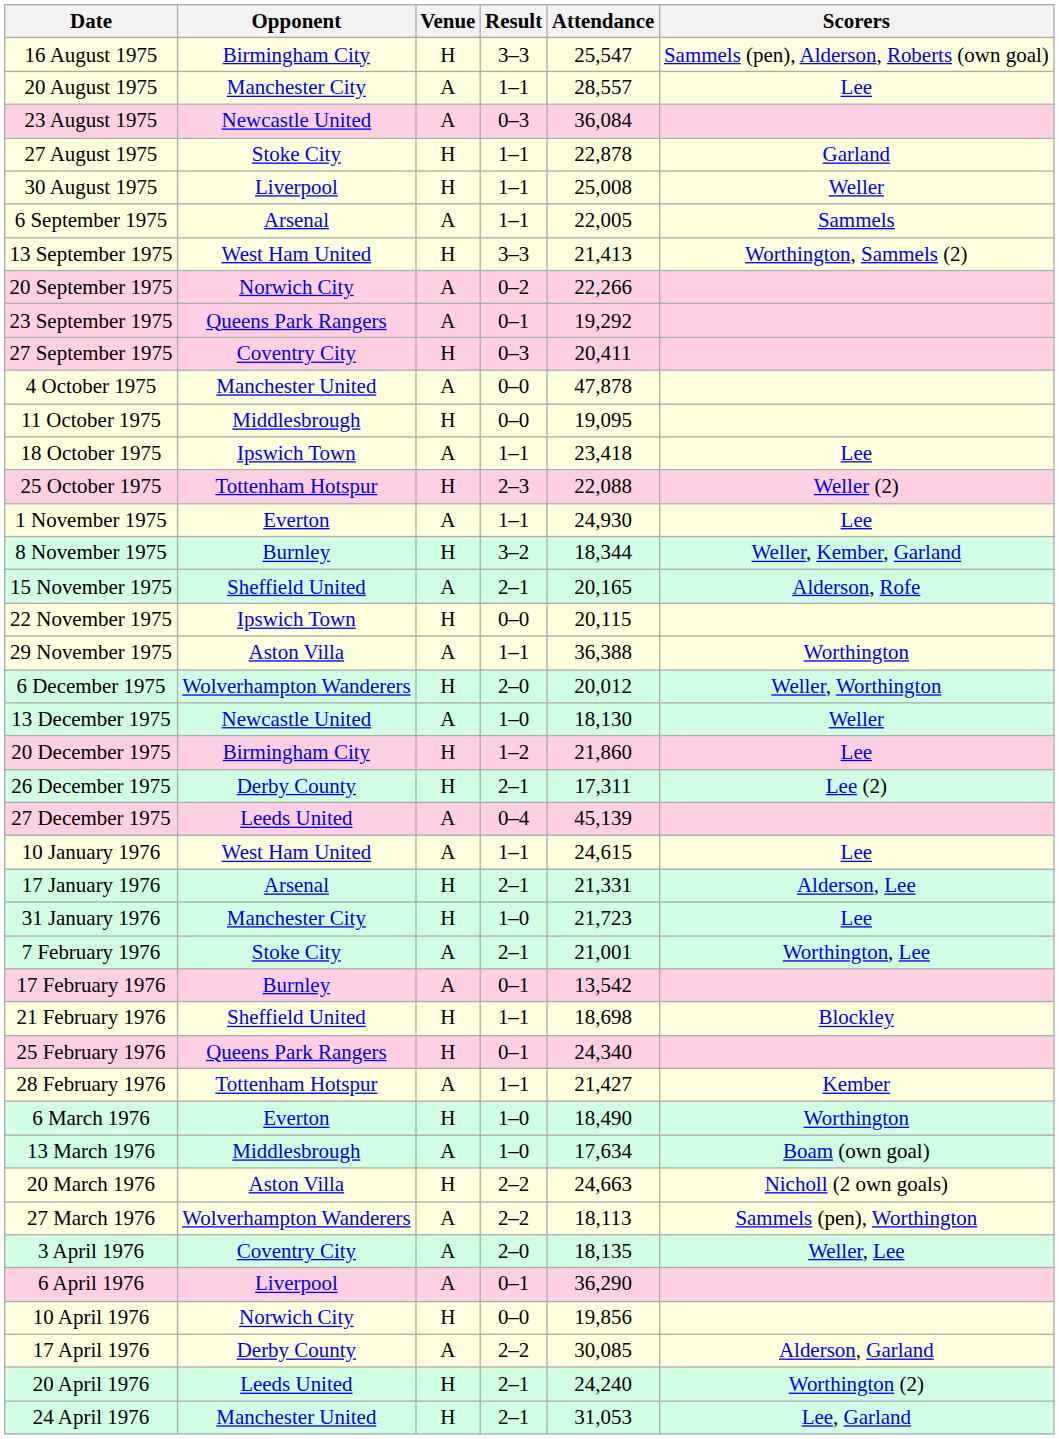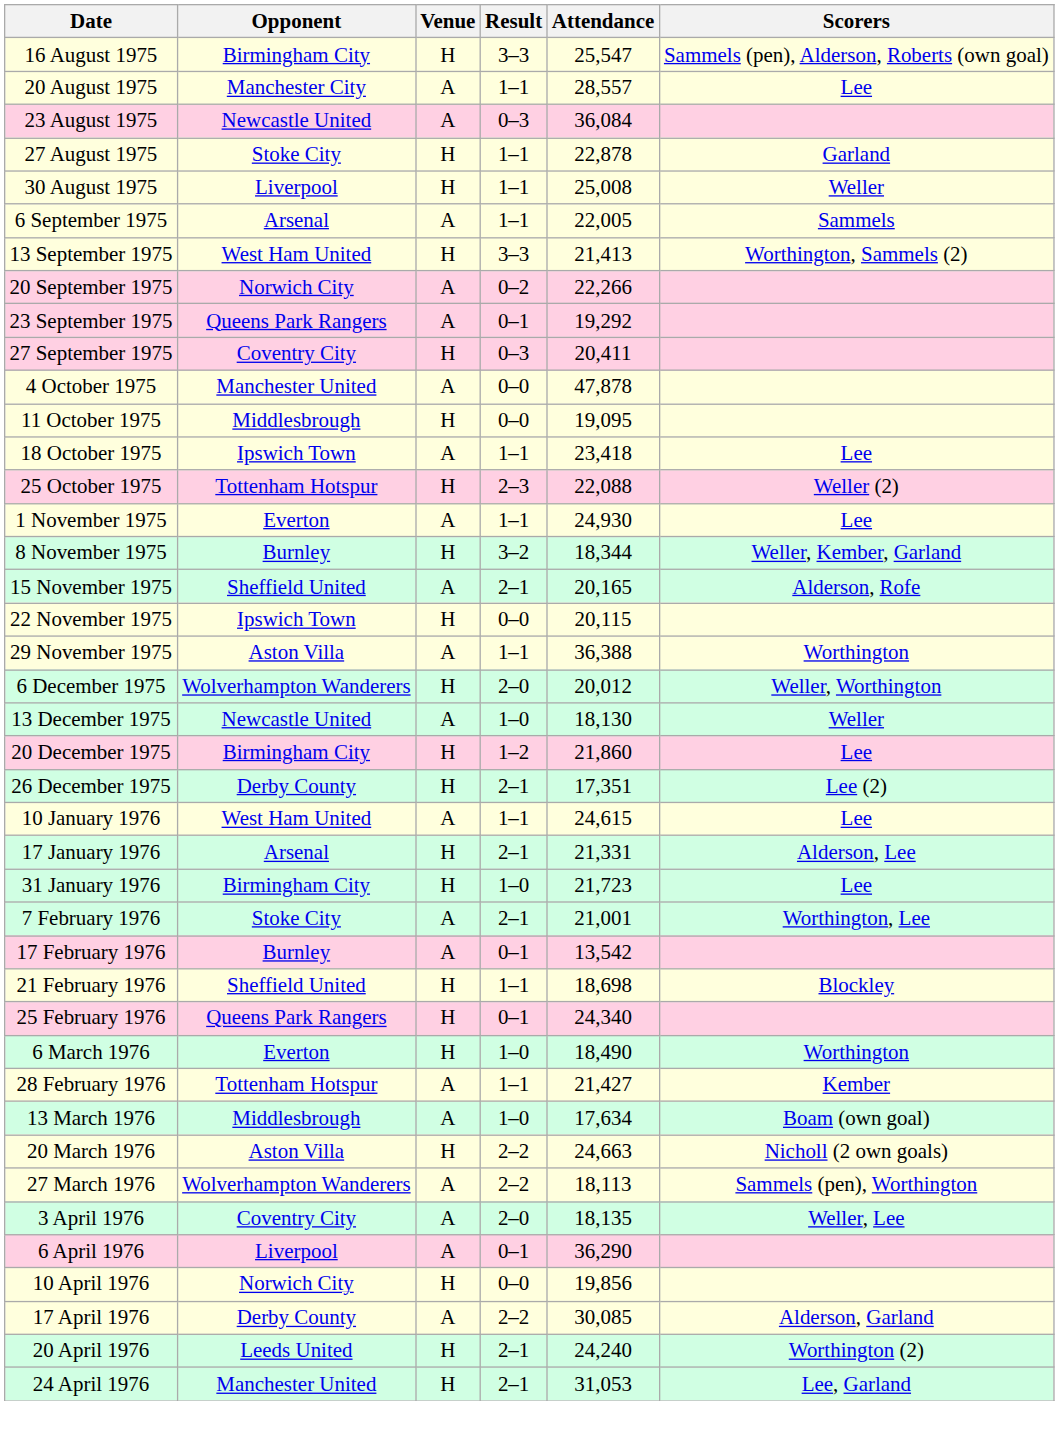(603, 785) 17,311 -> (603, 785) 17,351
- row: (91, 818)
(296, 918) Manchester City -> (296, 885) Birmingham City
rows swapped: (91, 1084) <-> (91, 1118)
